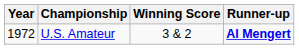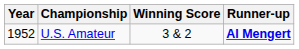(21, 34) 1972 -> (21, 34) 1952
